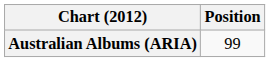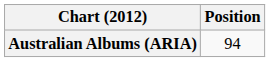(233, 43) 99 -> (233, 43) 94
